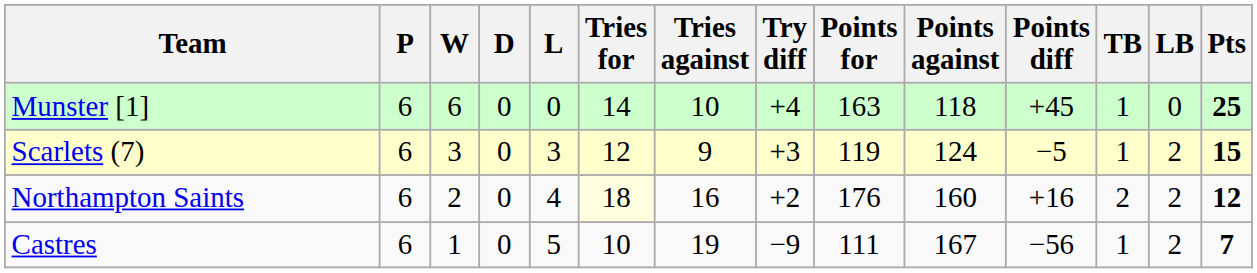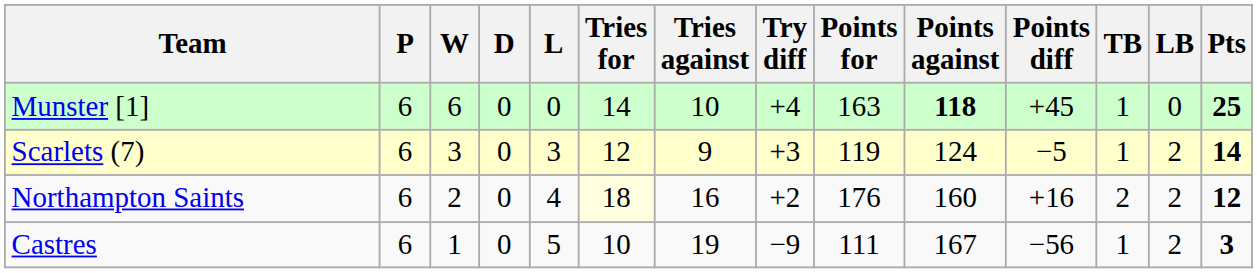(955, 105) normal -> (955, 105) bold
(1227, 151) 15 -> (1227, 151) 14
(1227, 243) 7 -> (1227, 243) 3
